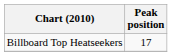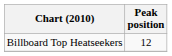(146, 42) 17 -> (146, 42) 12
